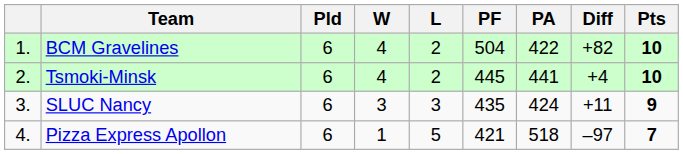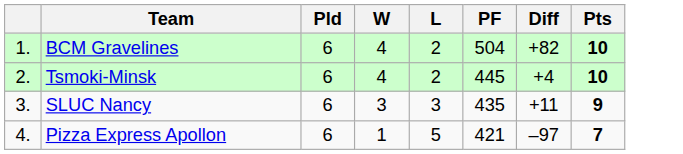- column: (544, 18)
